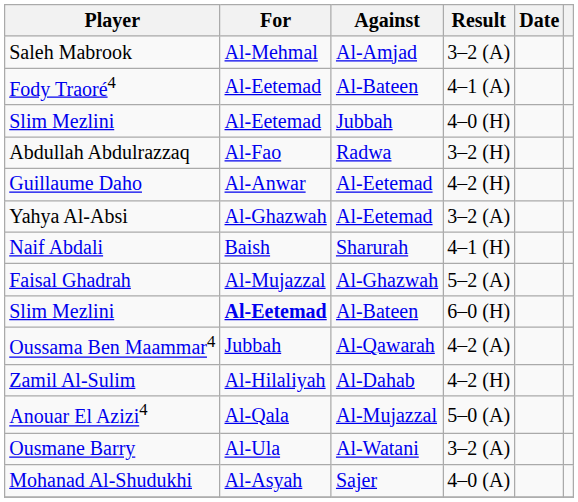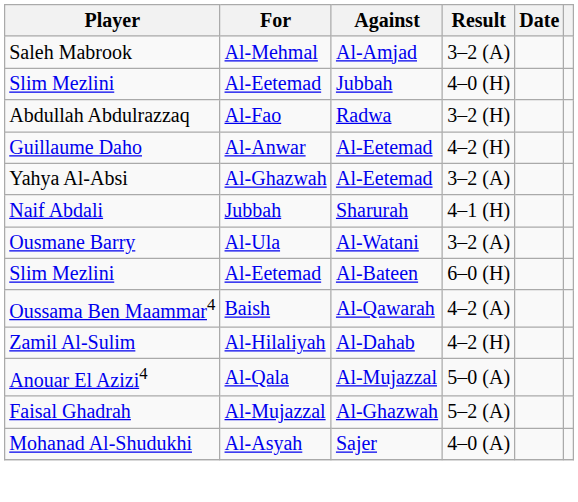- row: (63, 86)
(247, 247) Baish -> (253, 210) Jubbah
rows swapped: (72, 448) <-> (70, 279)
(276, 311) bold -> (273, 274) normal
(253, 345) Jubbah -> (247, 308) Baish
